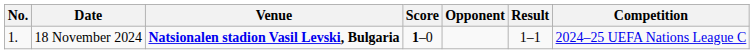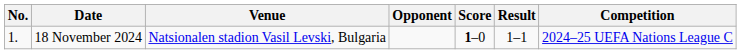columns swapped: (475, 15) <-> (422, 15)
(274, 37) bold -> (267, 37) normal
